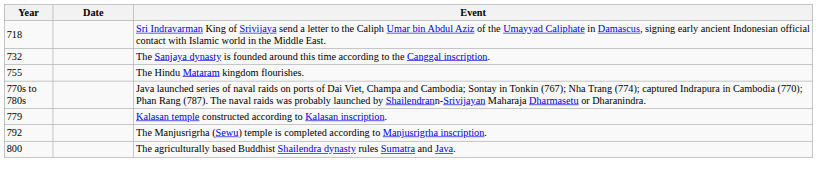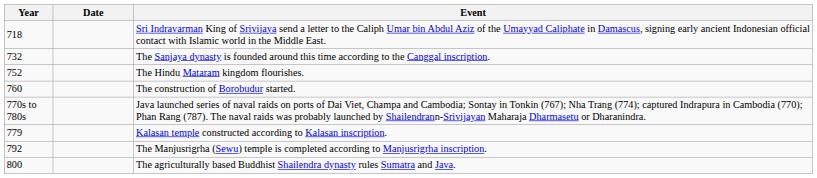(14, 72) 755 -> (14, 72) 752
+ row: (216, 89)
